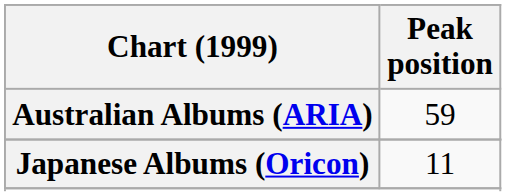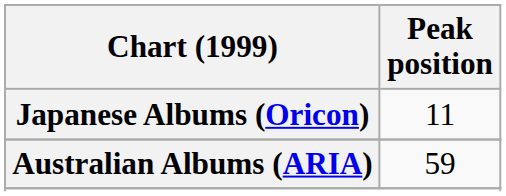rows swapped: (192, 113) <-> (192, 163)
